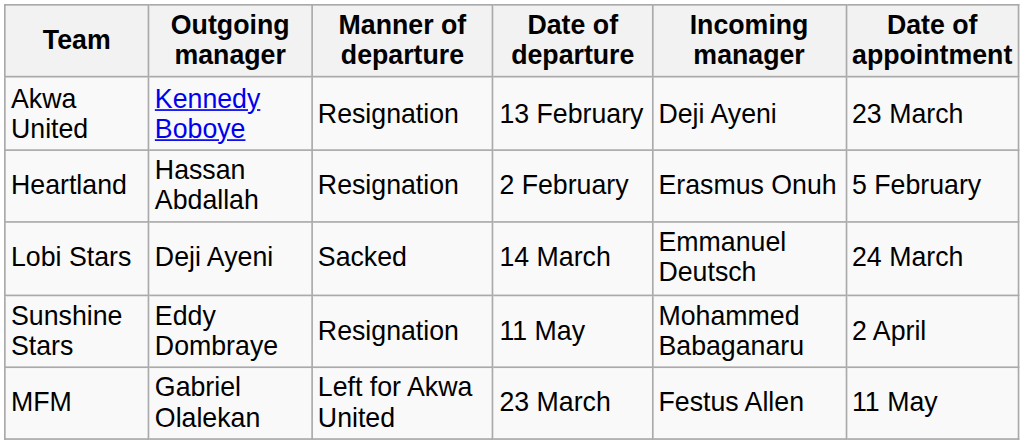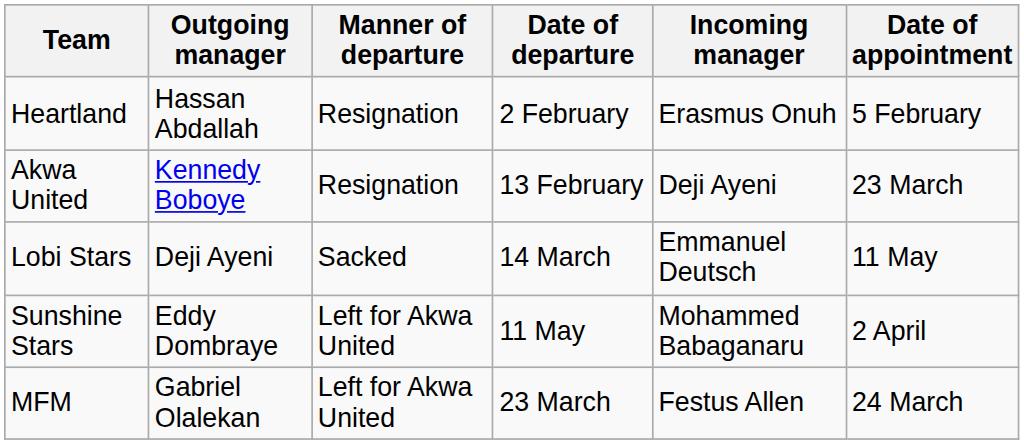rows swapped: (69, 185) <-> (50, 113)
(908, 258) 24 March -> (895, 258) 11 May
(388, 330) Resignation -> (395, 330) Left for Akwa United
(895, 402) 11 May -> (908, 402) 24 March
